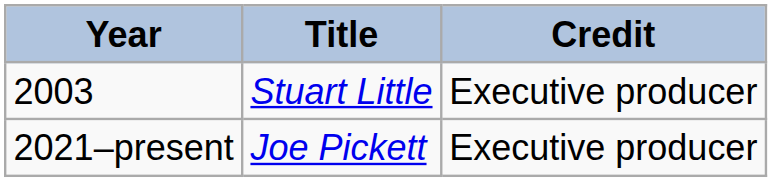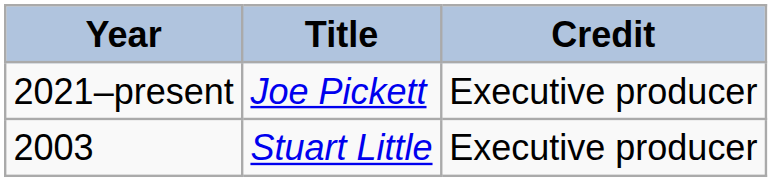rows swapped: (54, 91) <-> (124, 148)
